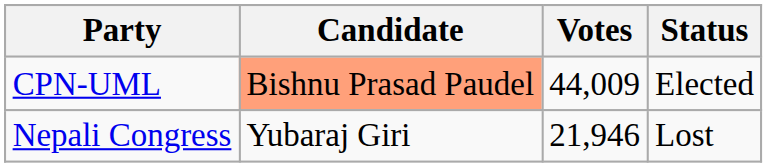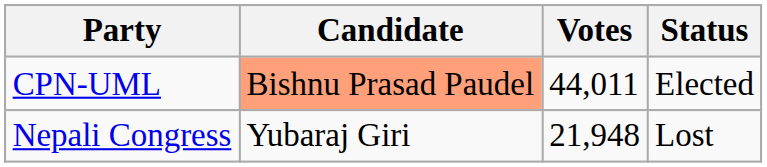(595, 82) 44,009 -> (594, 82) 44,011
(595, 135) 21,946 -> (595, 135) 21,948
